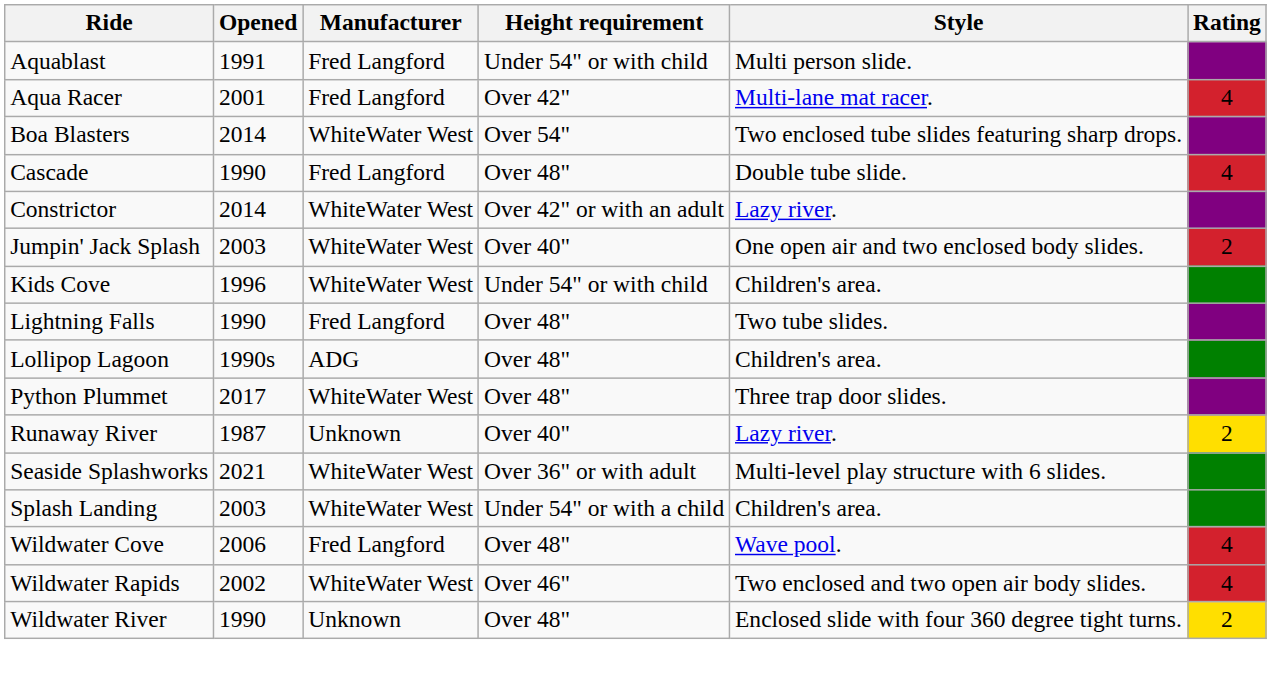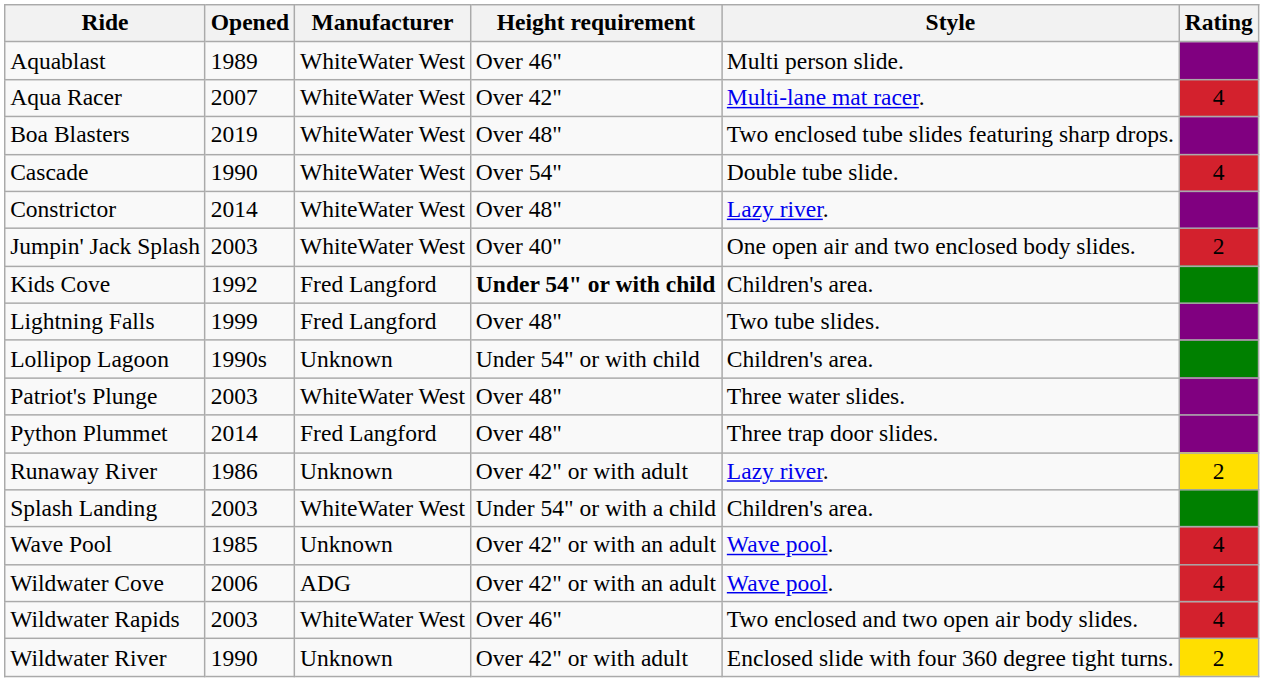(242, 60) 1991 -> (234, 60) 1989
(376, 60) Fred Langford -> (383, 60) WhiteWater West
(596, 60) Under 54" or with child -> (519, 60) Over 46"
(242, 97) 2001 -> (234, 97) 2007
(376, 97) Fred Langford -> (383, 97) WhiteWater West
(242, 135) 2014 -> (234, 135) 2019
(527, 135) Over 54" -> (519, 135) Over 48"
(376, 172) Fred Langford -> (383, 172) WhiteWater West
(527, 172) Over 48" -> (519, 172) Over 54"
(604, 209) Over 42" or with an adult -> (519, 209) Over 48"
(242, 284) 1996 -> (234, 284) 1992
(391, 284) WhiteWater West -> (368, 284) Fred Langford
(596, 284) normal -> (596, 284) bold
(242, 321) 1990 -> (234, 321) 1999
(334, 358) ADG -> (346, 358) Unknown
(527, 358) Over 48" -> (588, 358) Under 54" or with child
+ row: (84, 396)
(242, 396) 2017 -> (234, 433) 2014
(391, 396) WhiteWater West -> (368, 433) Fred Langford
(242, 433) 1987 -> (234, 470) 1986
(527, 433) Over 40" -> (582, 470) Over 42" or with adult
- row: (109, 470)
+ row: (61, 545)
(376, 545) Fred Langford -> (326, 582) ADG
(527, 545) Over 48" -> (596, 582) Over 42" or with an adult
(242, 582) 2002 -> (234, 619) 2003
(527, 619) Over 48" -> (582, 657) Over 42" or with adult
